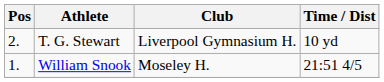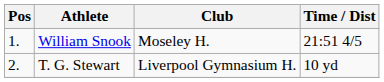rows swapped: (85, 65) <-> (79, 41)
